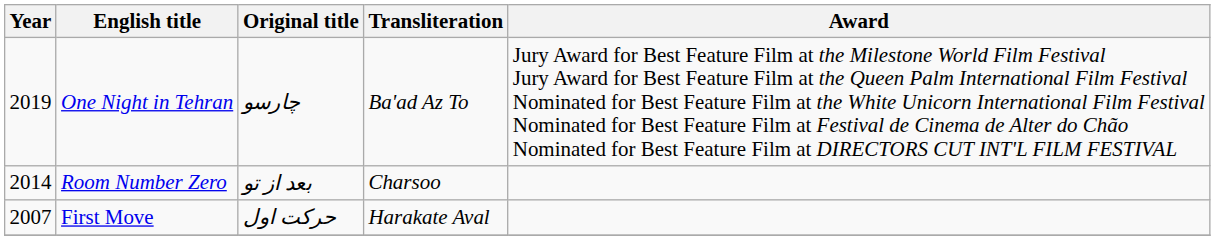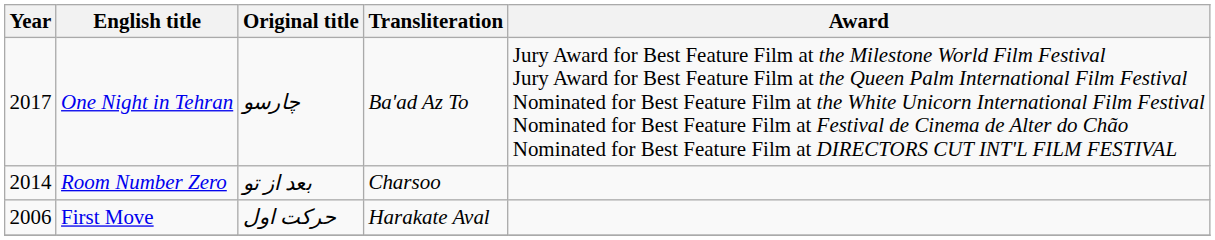(30, 101) 2019 -> (30, 101) 2017
(30, 217) 2007 -> (30, 217) 2006
